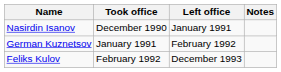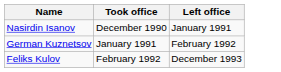- column: (260, 12)
